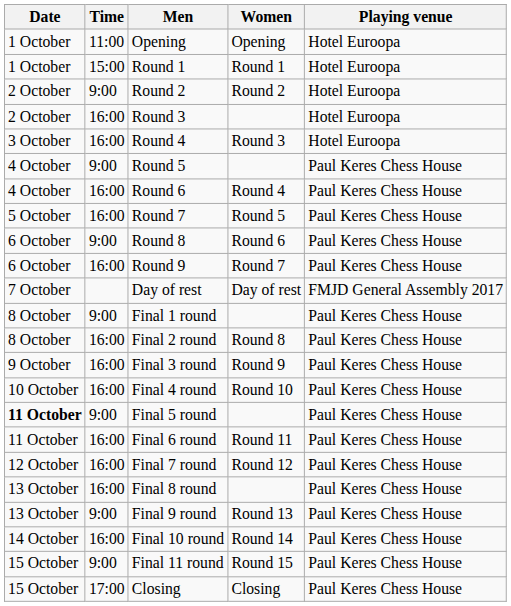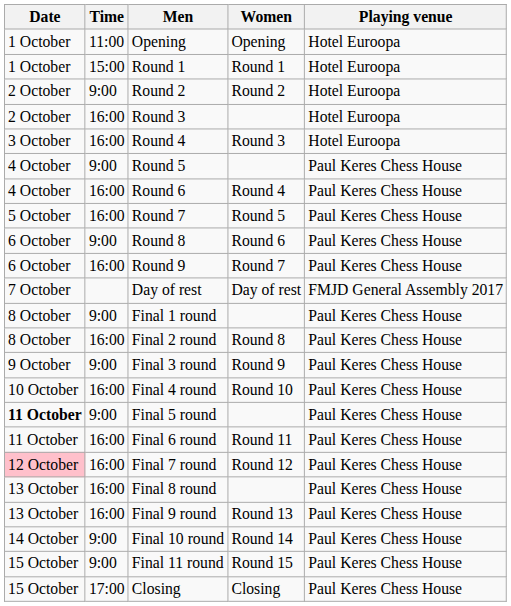(107, 365) 16:00 -> (103, 365) 9:00
(43, 464) no background -> (43, 464) pink background
(103, 514) 9:00 -> (107, 514) 16:00
(107, 539) 16:00 -> (103, 539) 9:00
